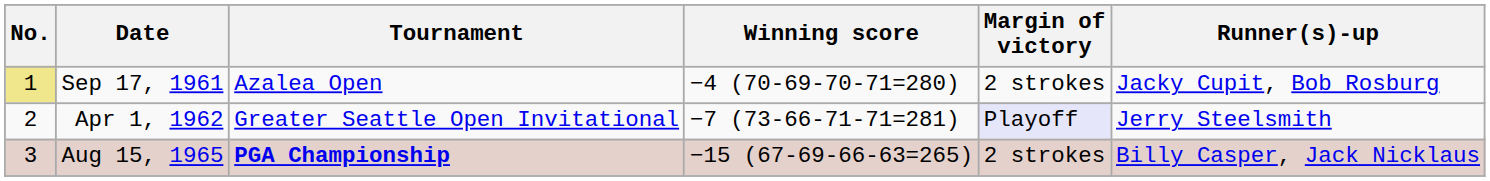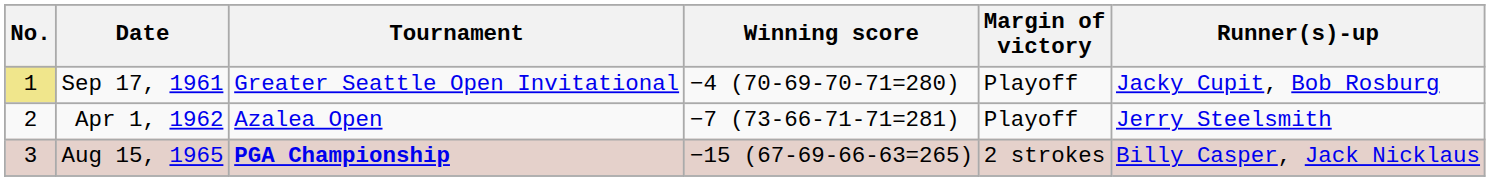(308, 85) Azalea Open -> (457, 85) Greater Seattle Open Invitational
(1045, 85) 2 strokes -> (1031, 85) Playoff
(457, 121) Greater Seattle Open Invitational -> (308, 121) Azalea Open
(1031, 121) lavender background -> (1031, 121) no background
